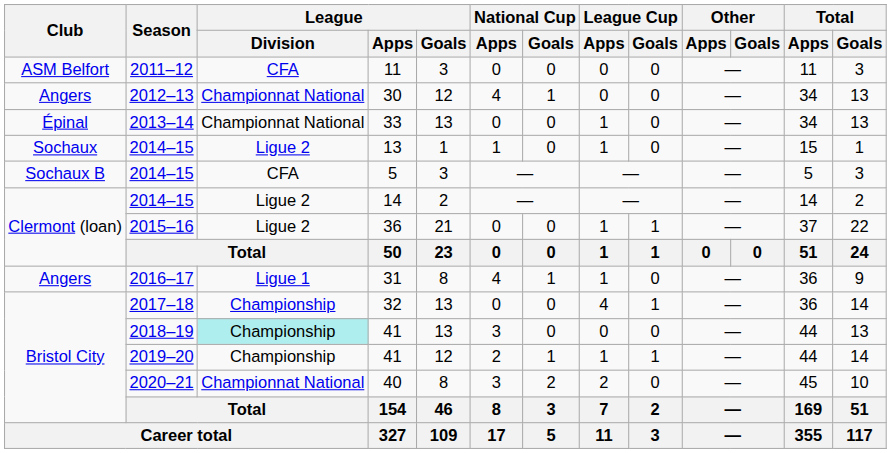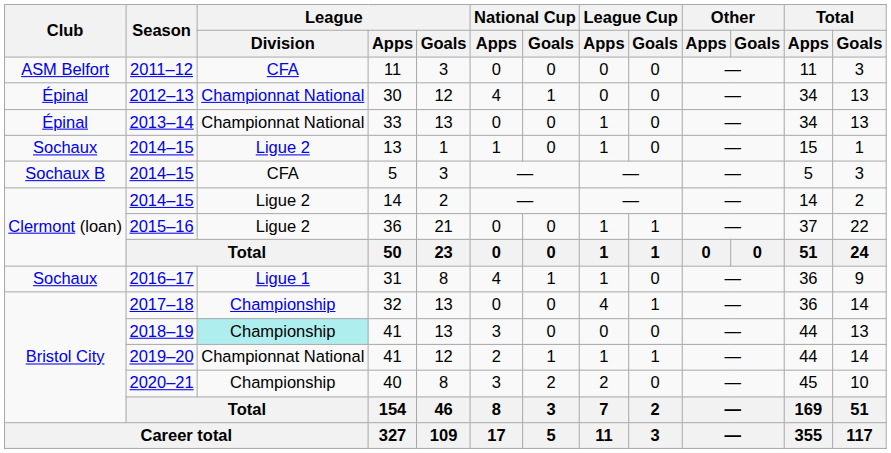(65, 95) Angers -> (65, 95) Épinal
(65, 278) Angers -> (65, 278) Sochaux
(283, 357) Championship -> (283, 357) Championnat National
(283, 383) Championnat National -> (283, 383) Championship
